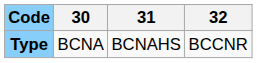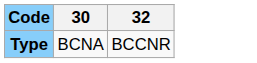- column: (146, 17)
